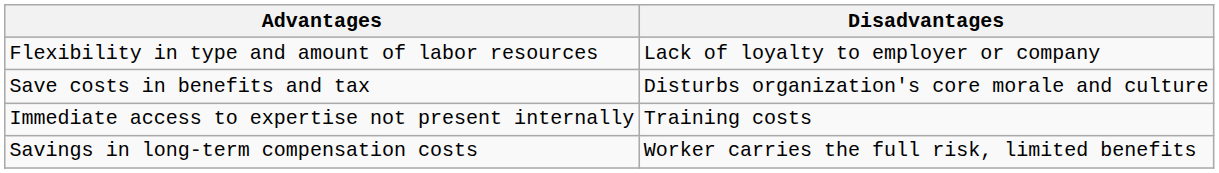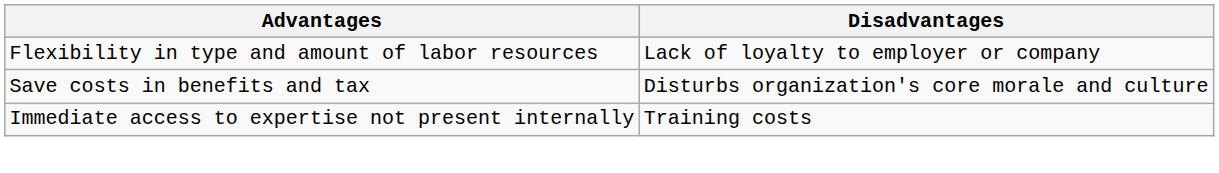- row: (244, 152)
